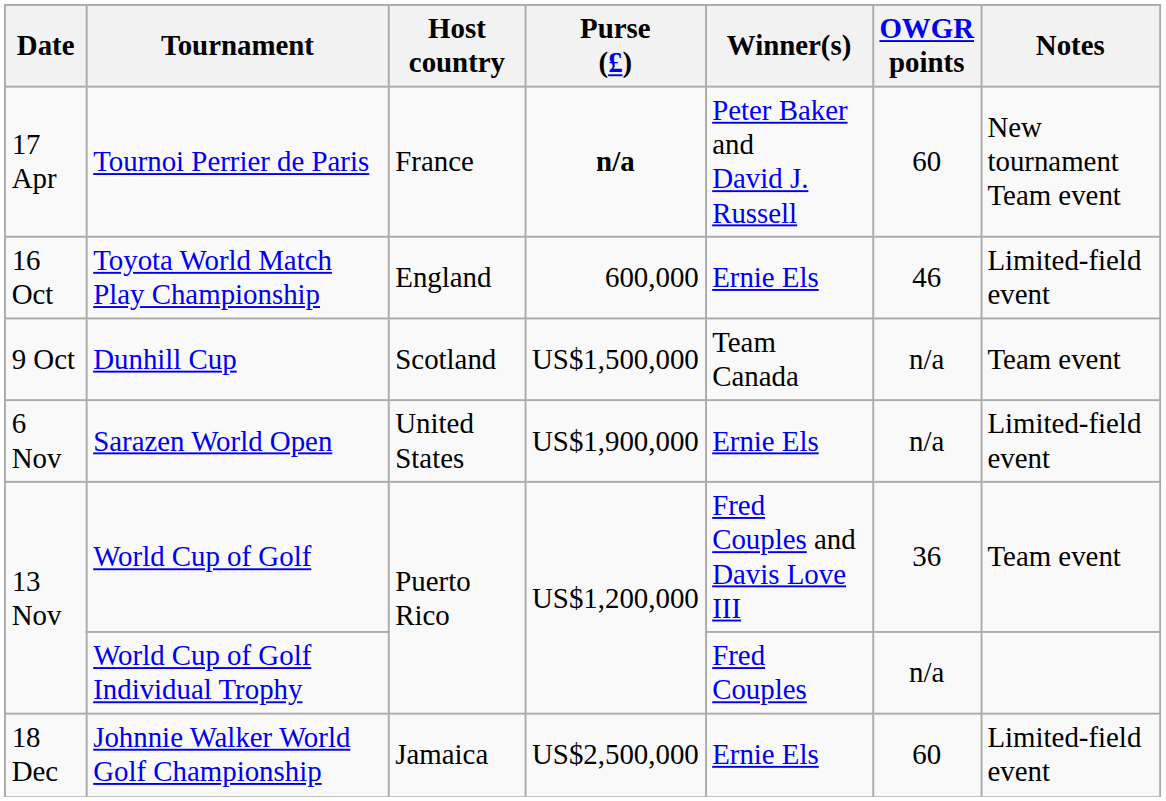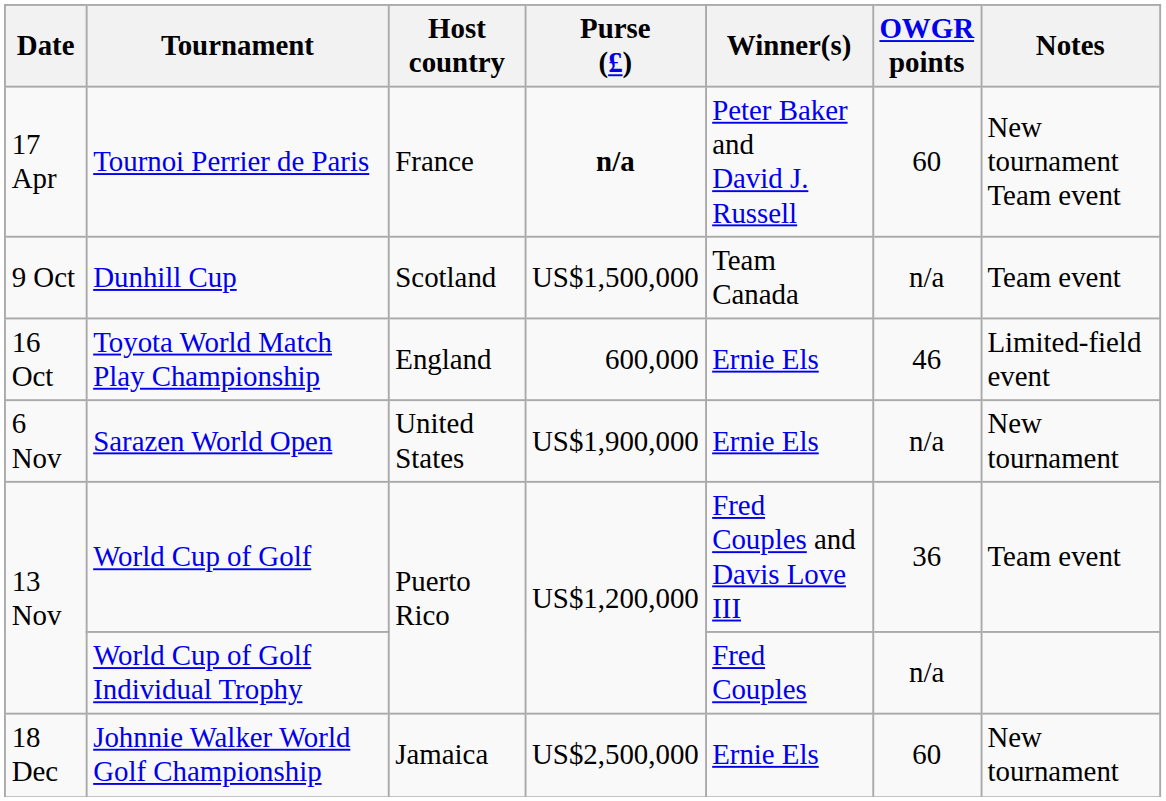rows swapped: (165, 359) <-> (213, 277)
(1064, 441) Limited-field event -> (1053, 441) New tournament
(1064, 755) Limited-field event -> (1053, 755) New tournament
